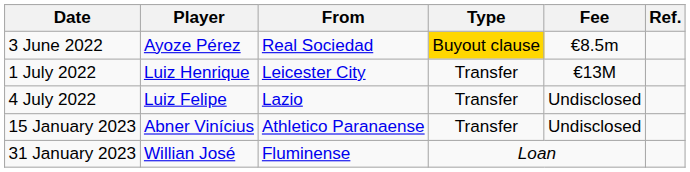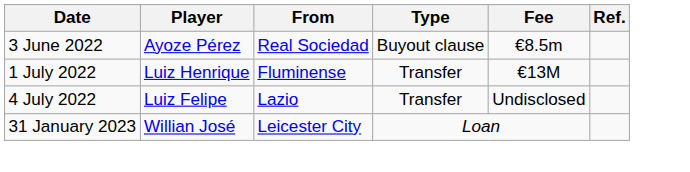(486, 45) gold background -> (430, 45) no background
(314, 72) Leicester City -> (302, 72) Fluminense
- row: (72, 126)
(306, 153) Fluminense -> (309, 126) Leicester City
